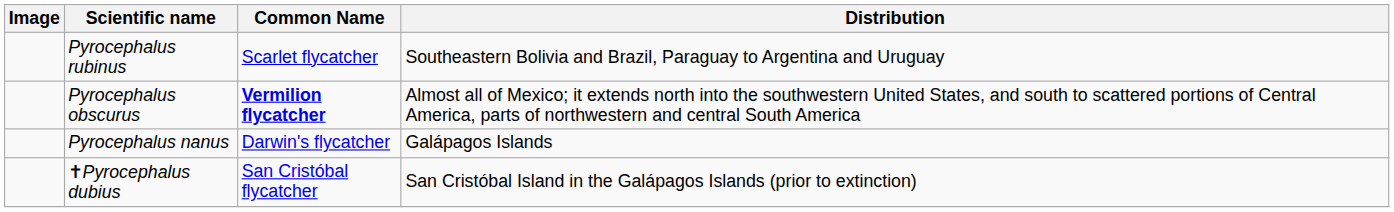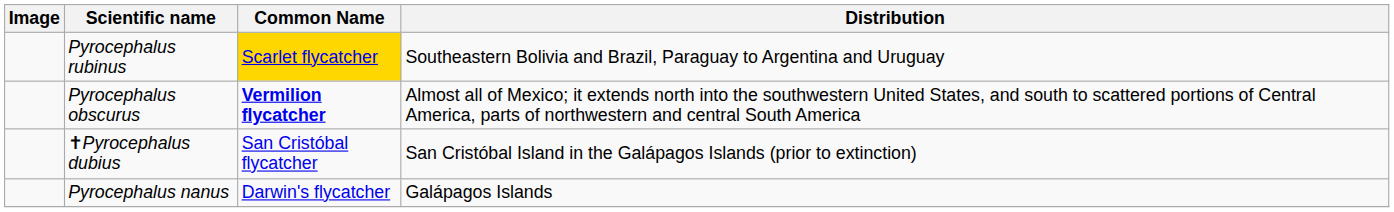(310, 56) no background -> (310, 56) gold background
rows swapped: (149, 143) <-> (129, 182)
